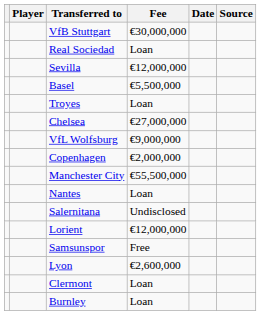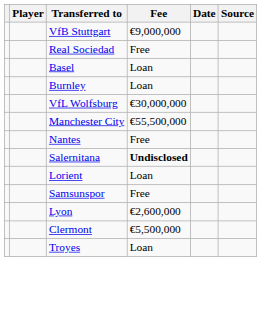(158, 31) €30,000,000 -> (155, 31) €9,000,000
(141, 49) Loan -> (140, 49) Free
- row: (65, 67)
(155, 85) €5,500,000 -> (141, 67) Loan
rows swapped: (65, 103) <-> (67, 301)
- row: (67, 121)
(155, 139) €9,000,000 -> (158, 103) €30,000,000
- row: (77, 157)
(141, 193) Loan -> (140, 139) Free
(158, 211) normal -> (159, 157) bold
(158, 229) €12,000,000 -> (141, 175) Loan
(141, 283) Loan -> (155, 229) €5,500,000
